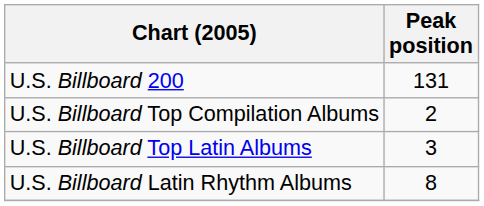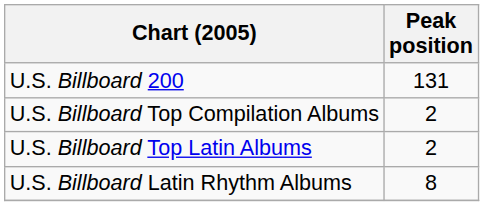(431, 148) 3 -> (431, 148) 2
